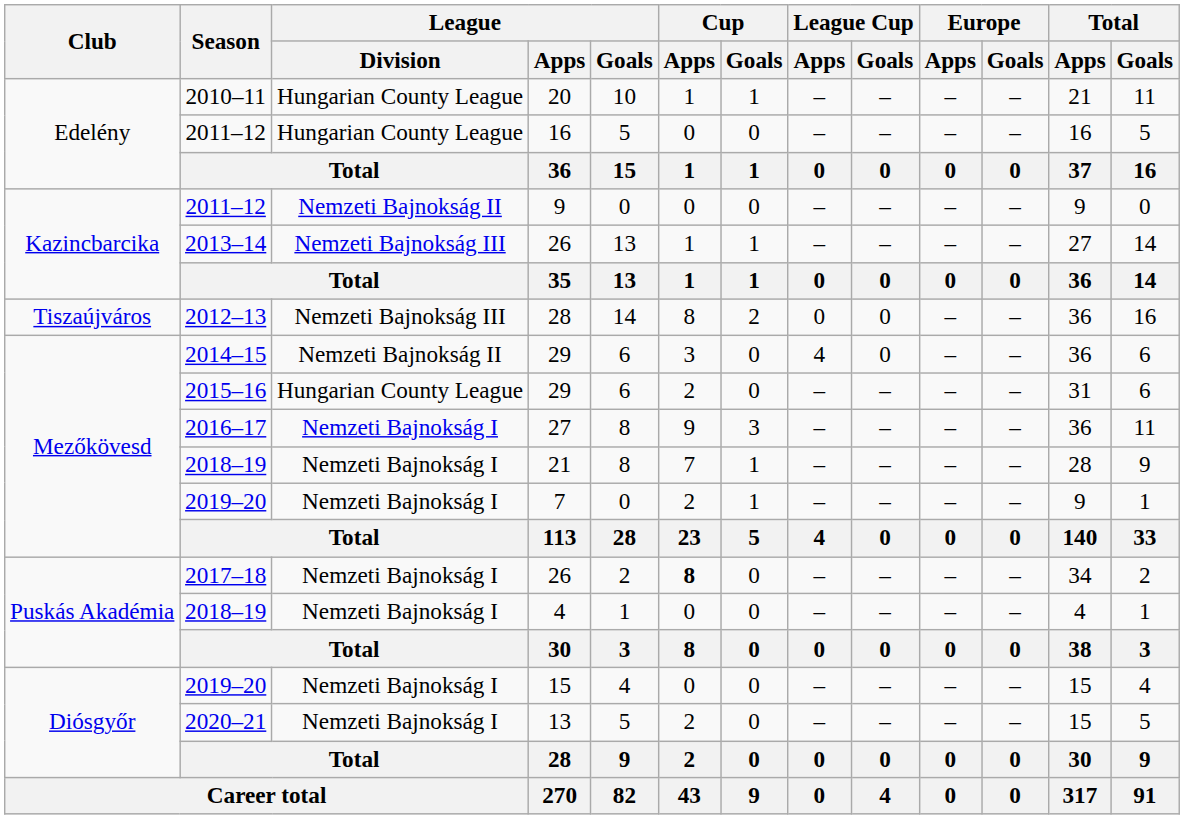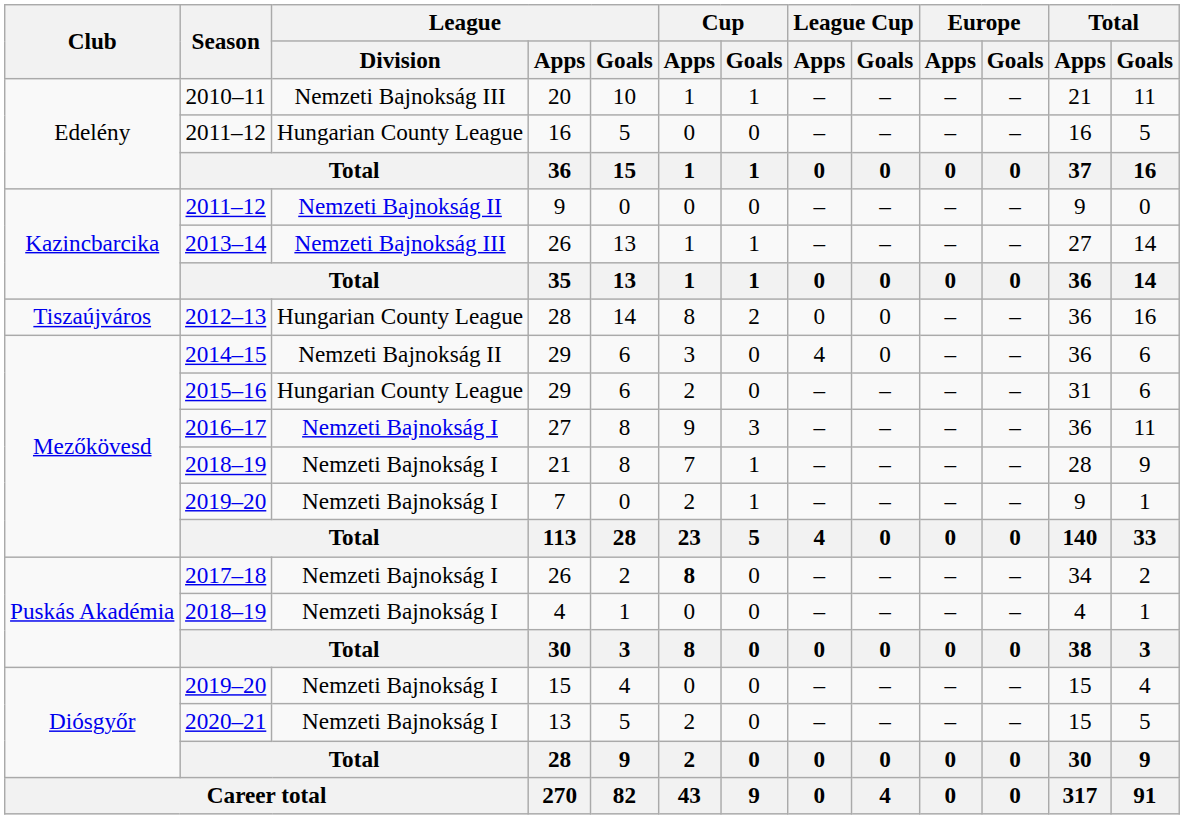(400, 96) Hungarian County League -> (400, 96) Nemzeti Bajnokság III
(400, 317) Nemzeti Bajnokság III -> (400, 317) Hungarian County League
